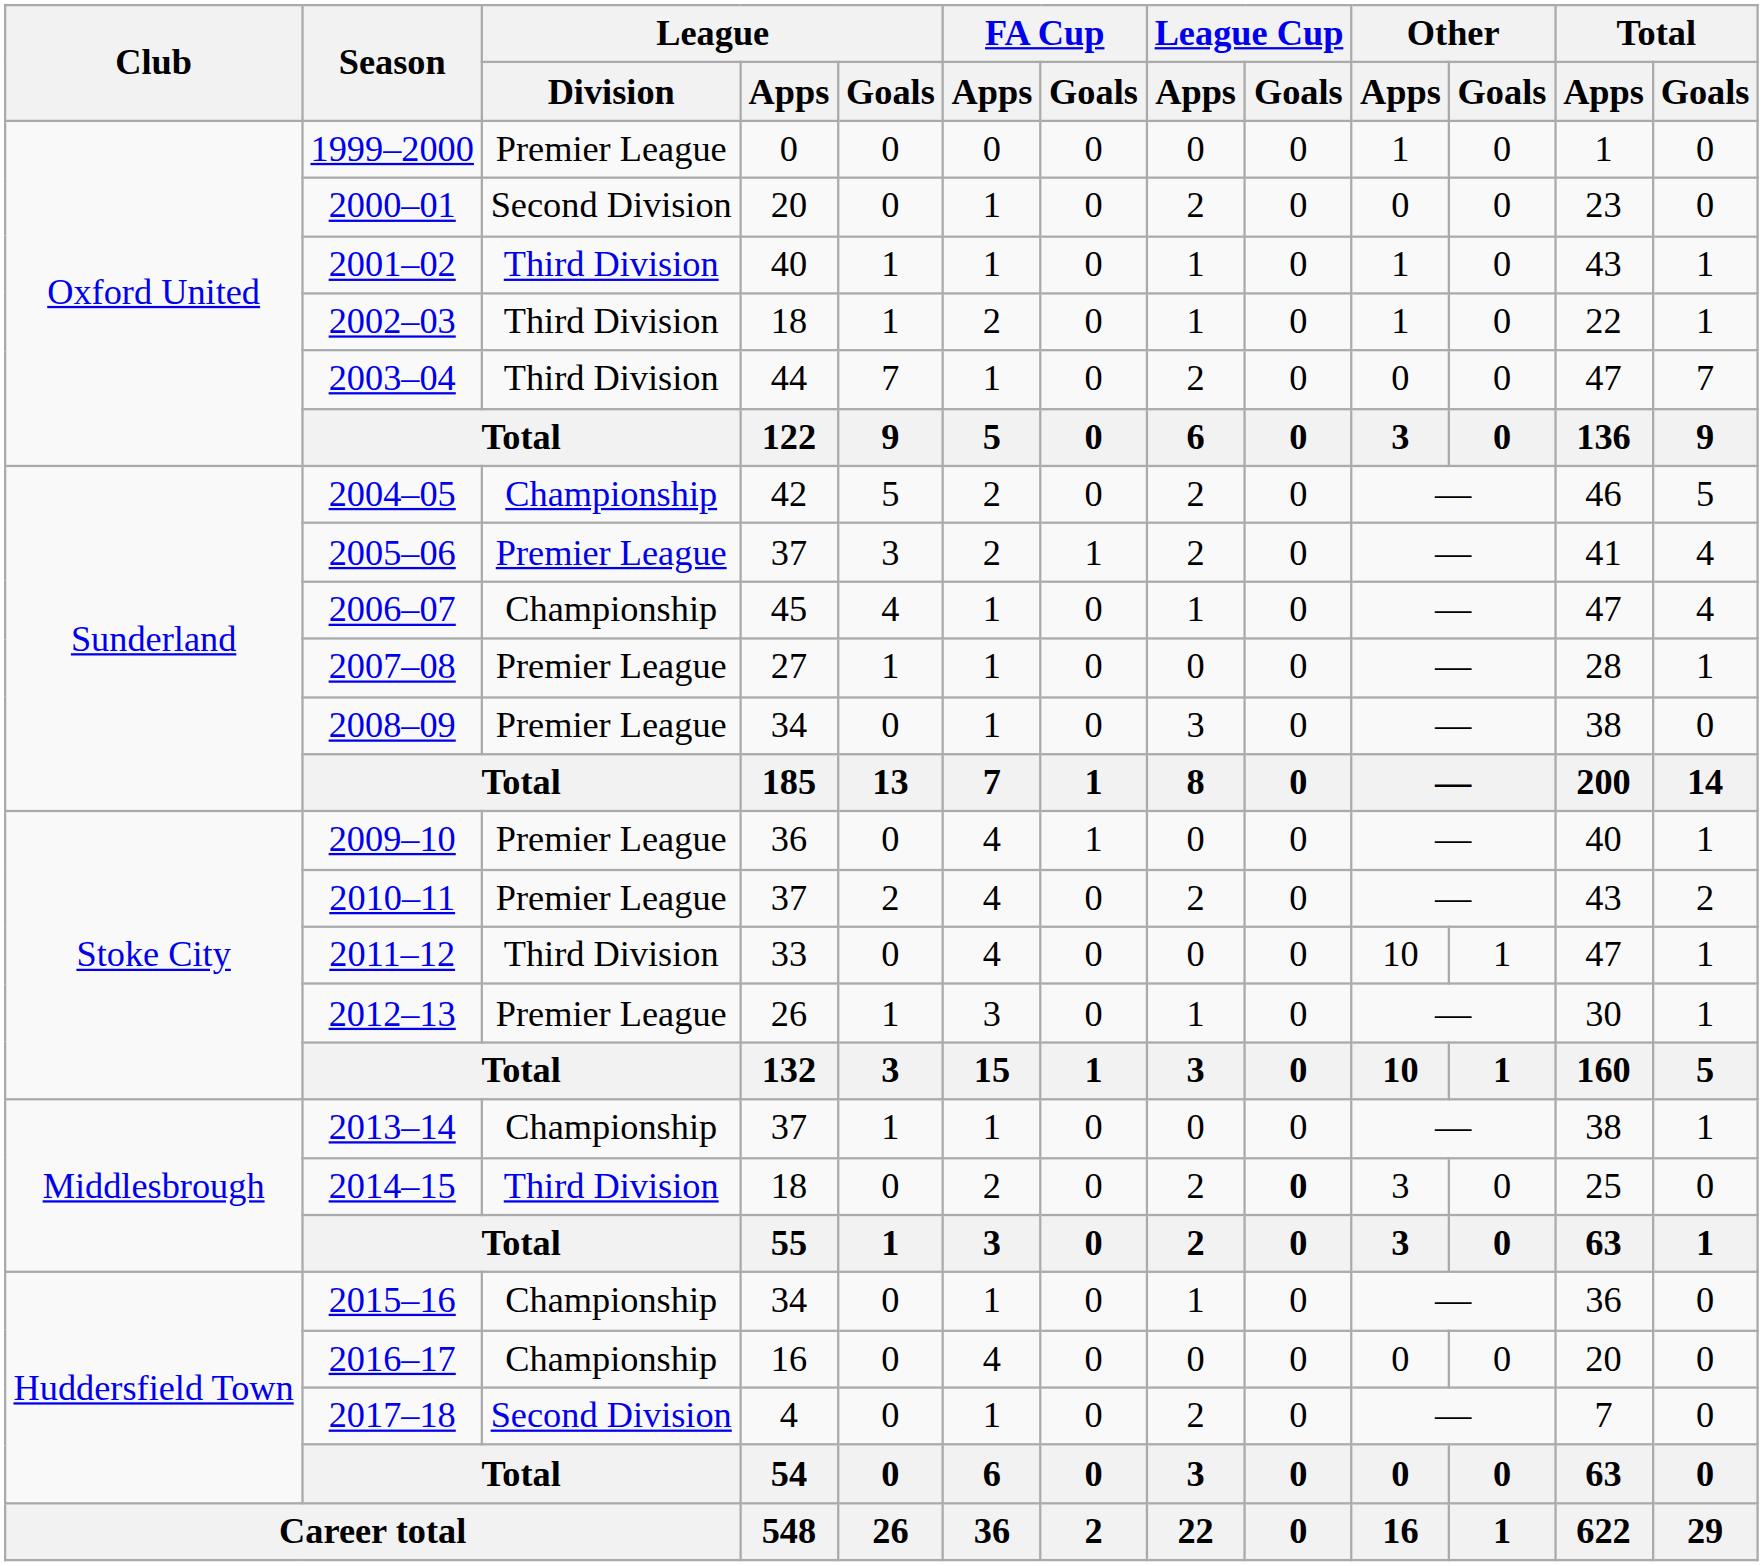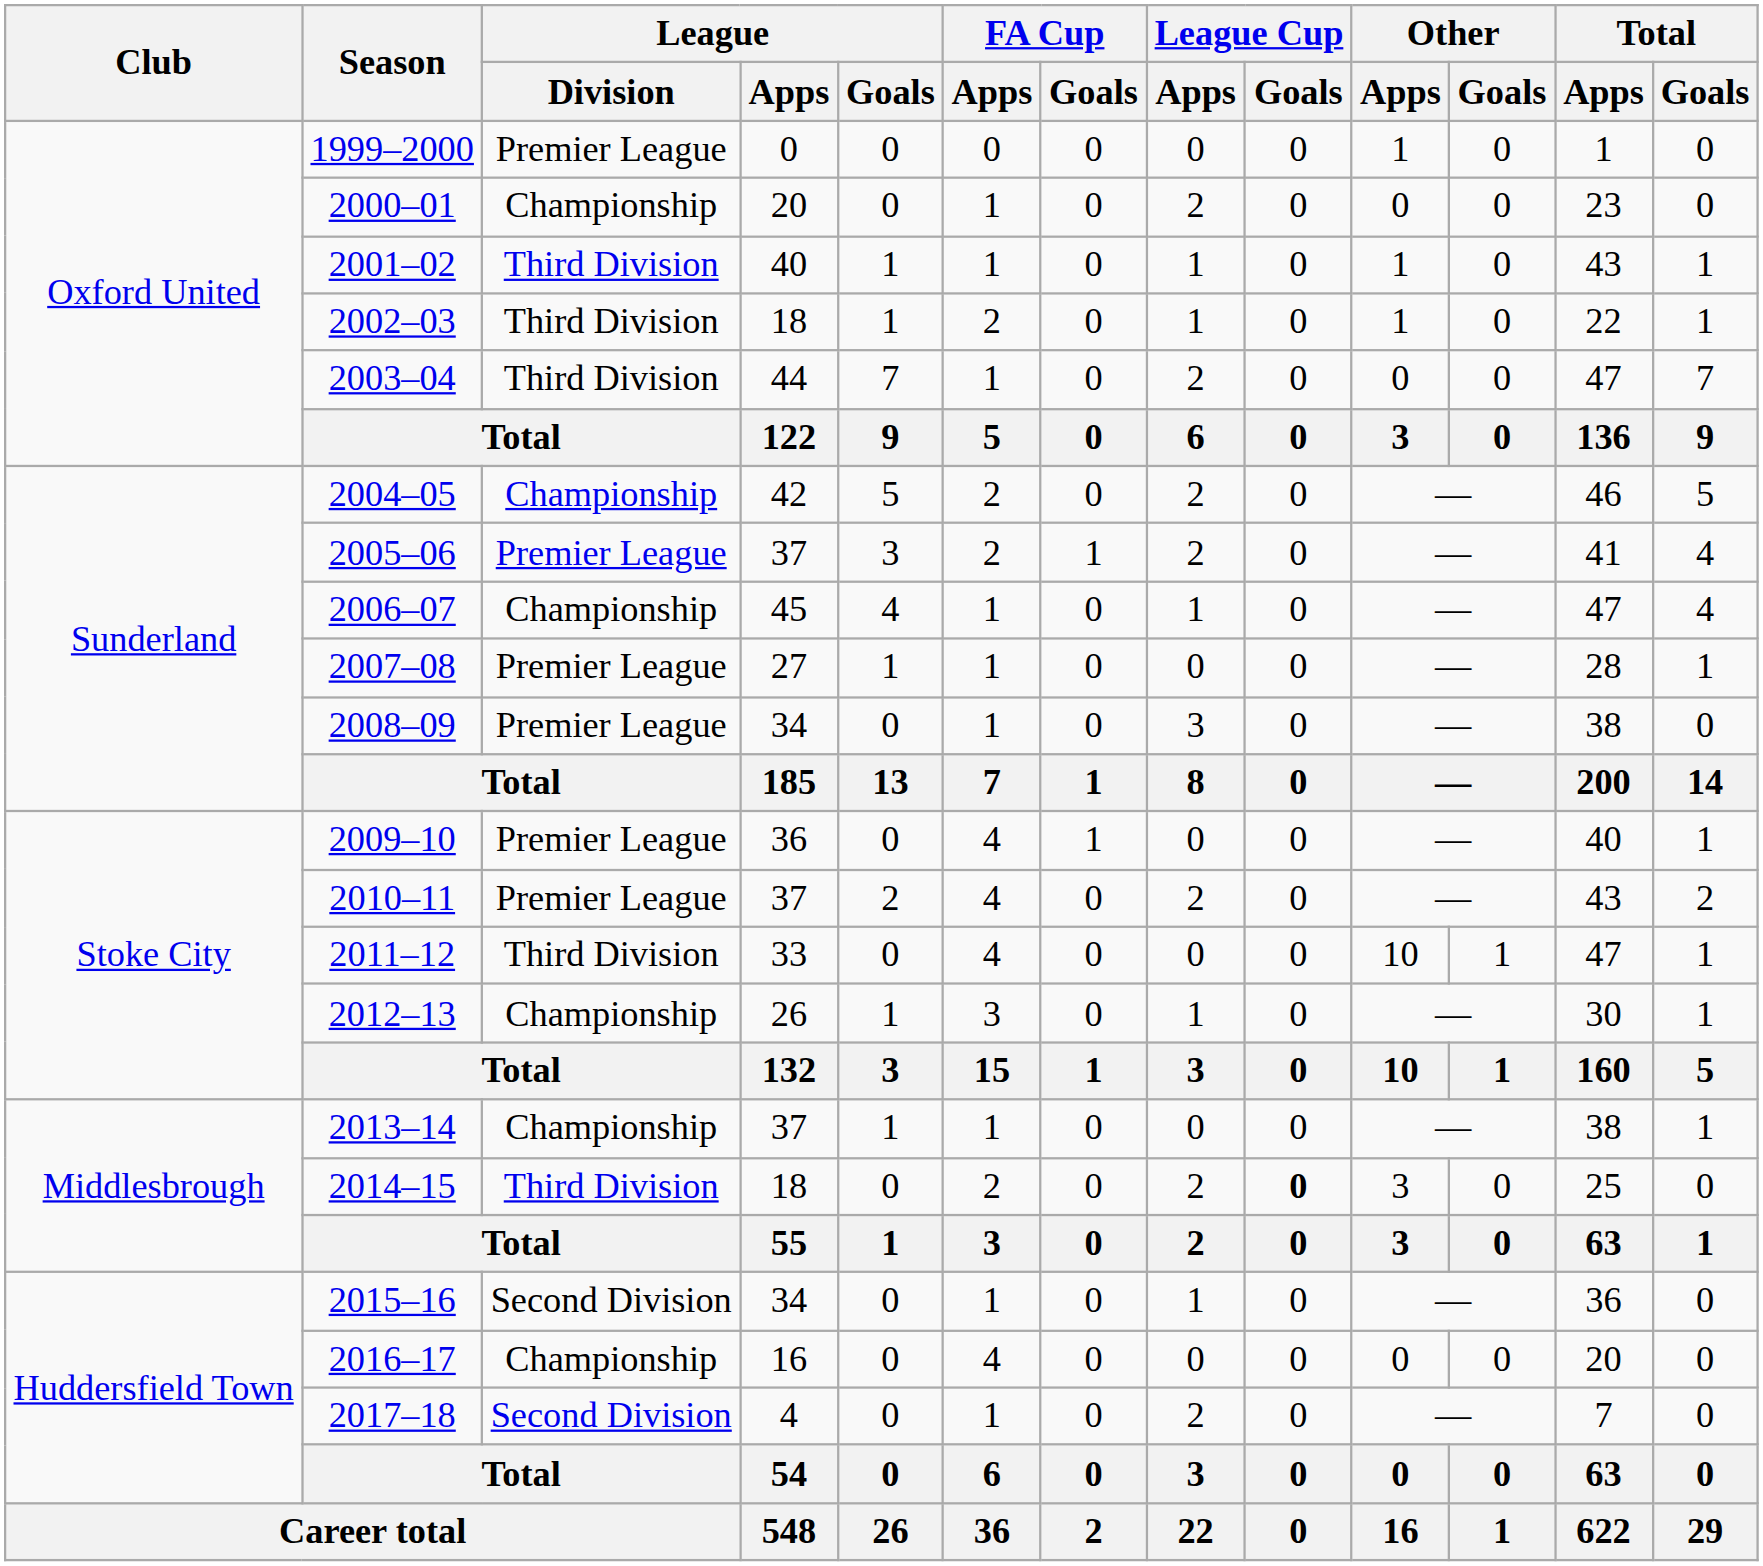(611, 206) Second Division -> (611, 206) Championship
(611, 1012) Premier League -> (611, 1012) Championship
(611, 1300) Championship -> (611, 1300) Second Division
